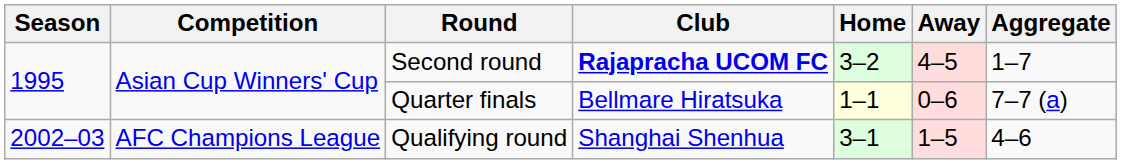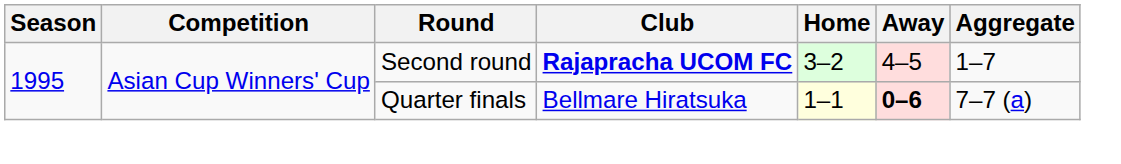(938, 100) normal -> (902, 100) bold
- row: (479, 138)
